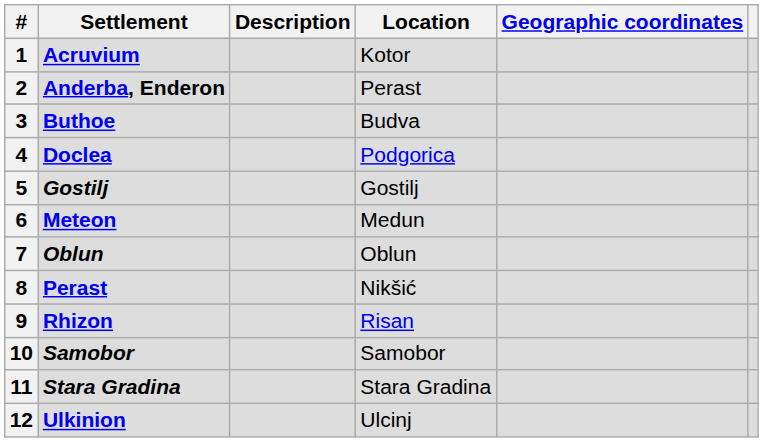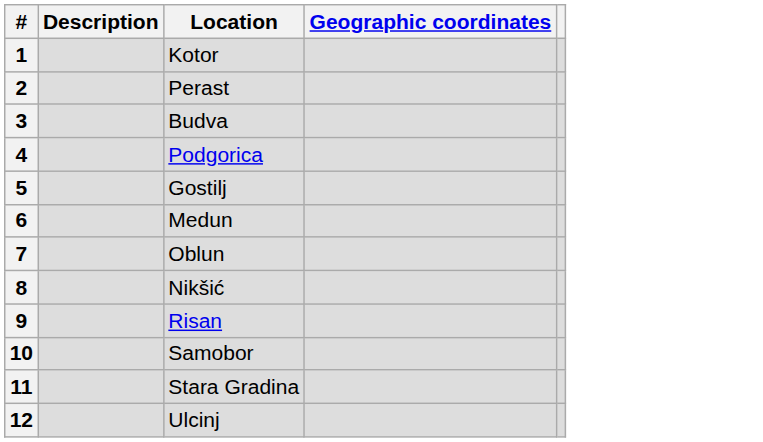- column: (134, 22)
